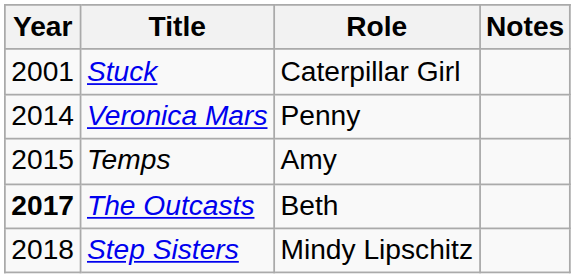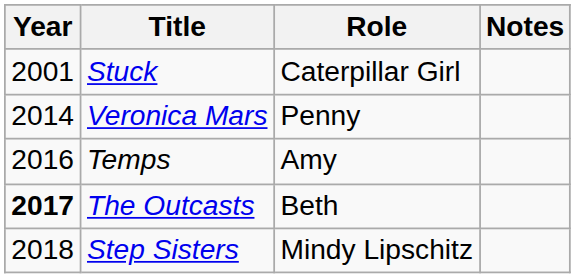(43, 160) 2015 -> (43, 160) 2016
